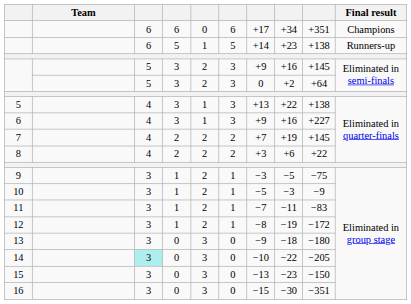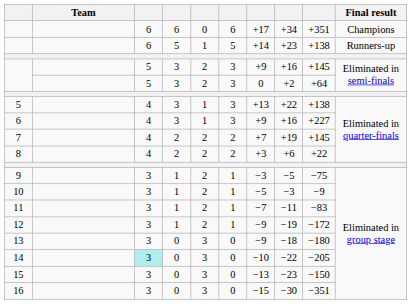(261, 225) −8 -> (261, 225) −9
